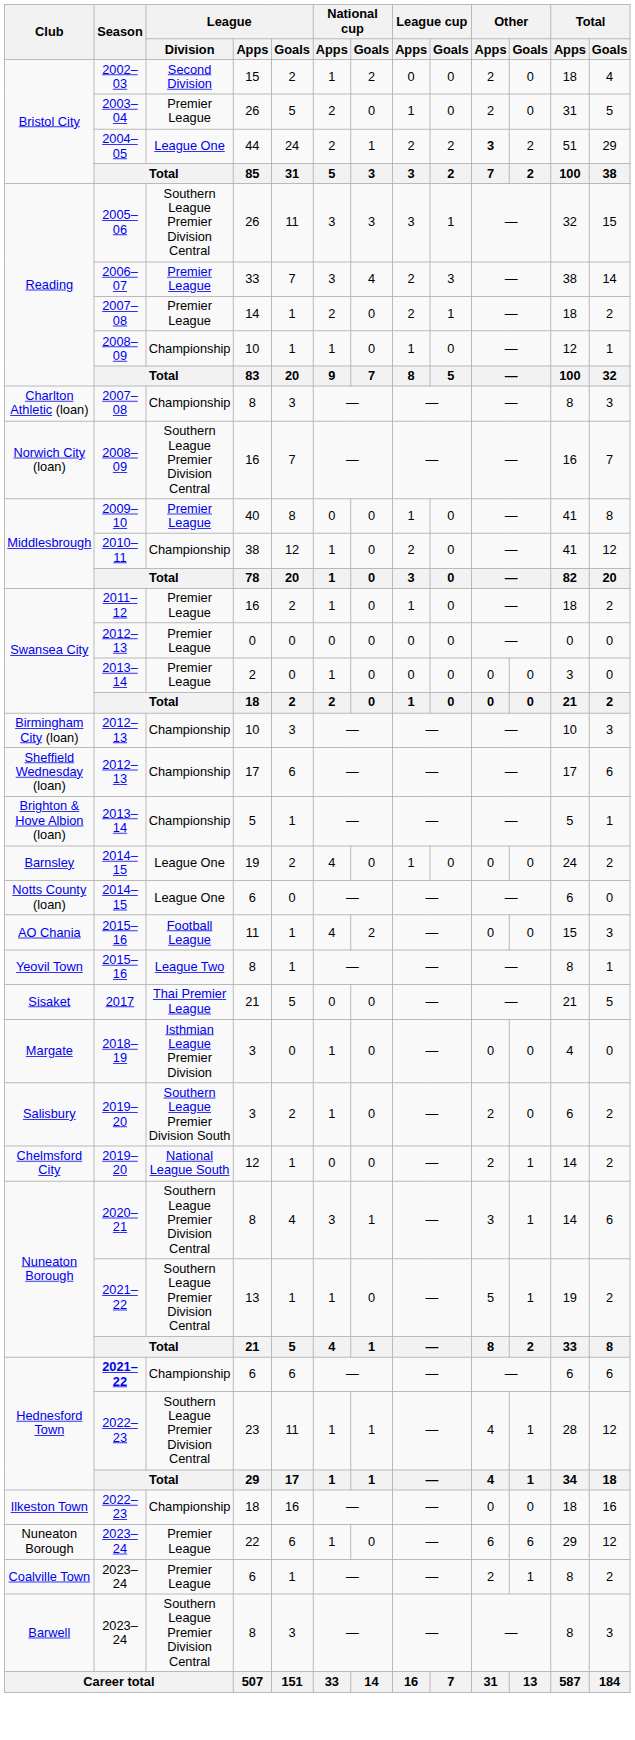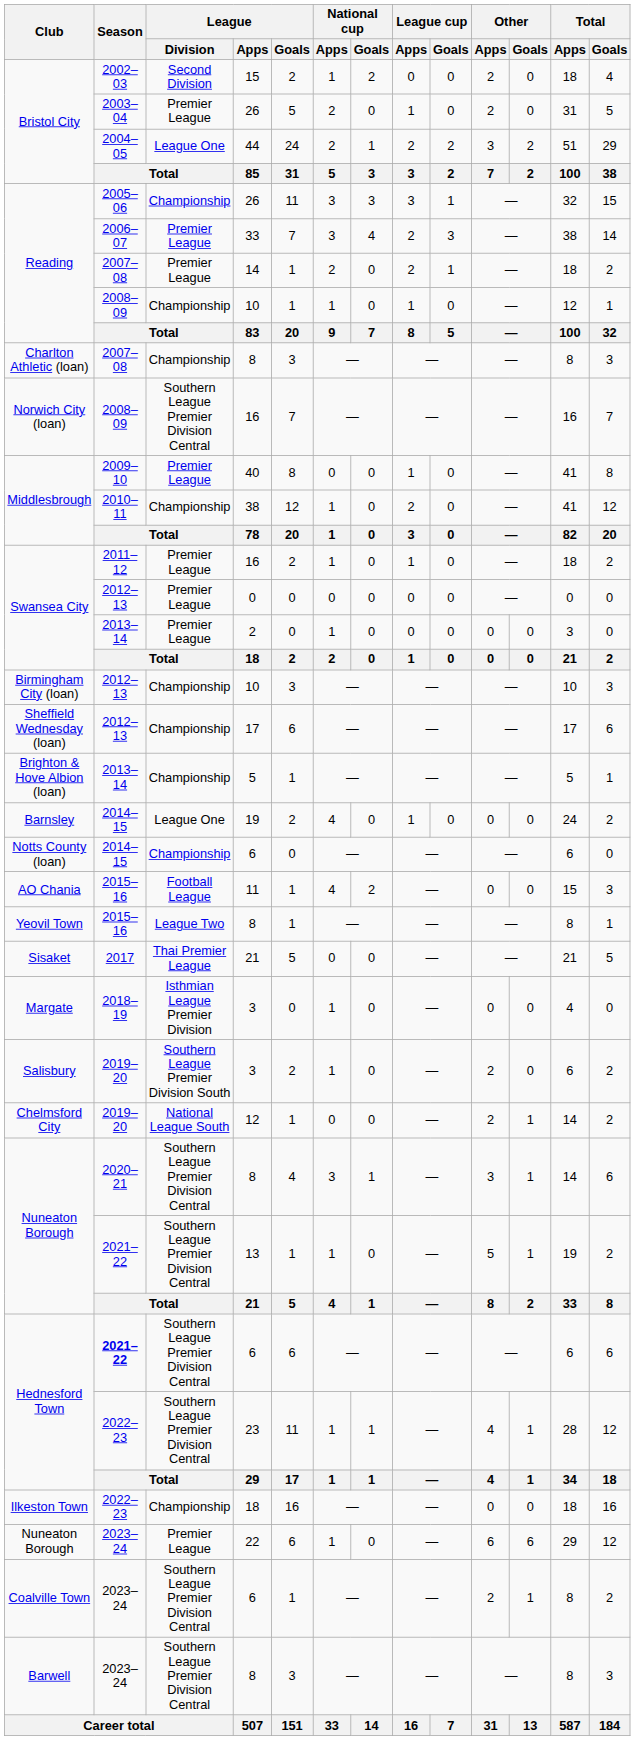(491, 146) bold -> (490, 146) normal
(190, 222) Southern League Premier Division Central -> (190, 201) Championship
(190, 897) League One -> (190, 854) Championship
(190, 1374) Championship -> (190, 1352) Southern League Premier Division Central
(190, 1576) Premier League -> (190, 1598) Southern League Premier Division Central
